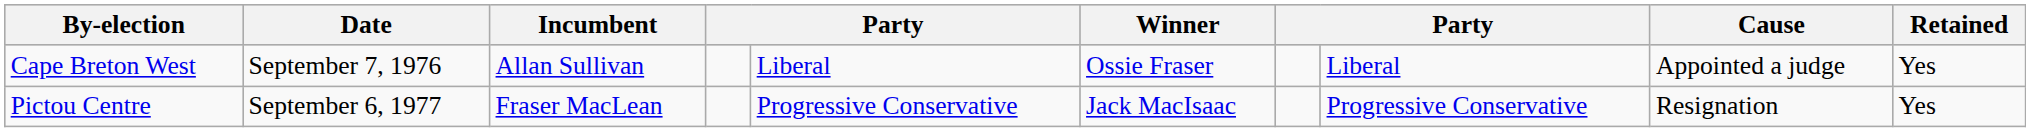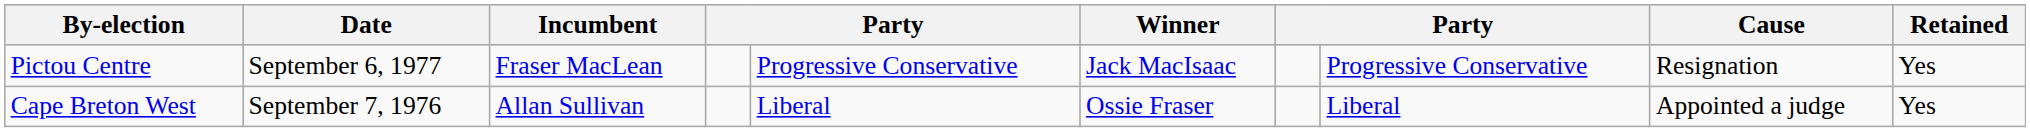rows swapped: (81, 106) <-> (103, 65)
